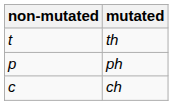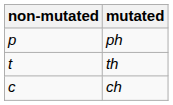rows swapped: (114, 64) <-> (112, 40)
